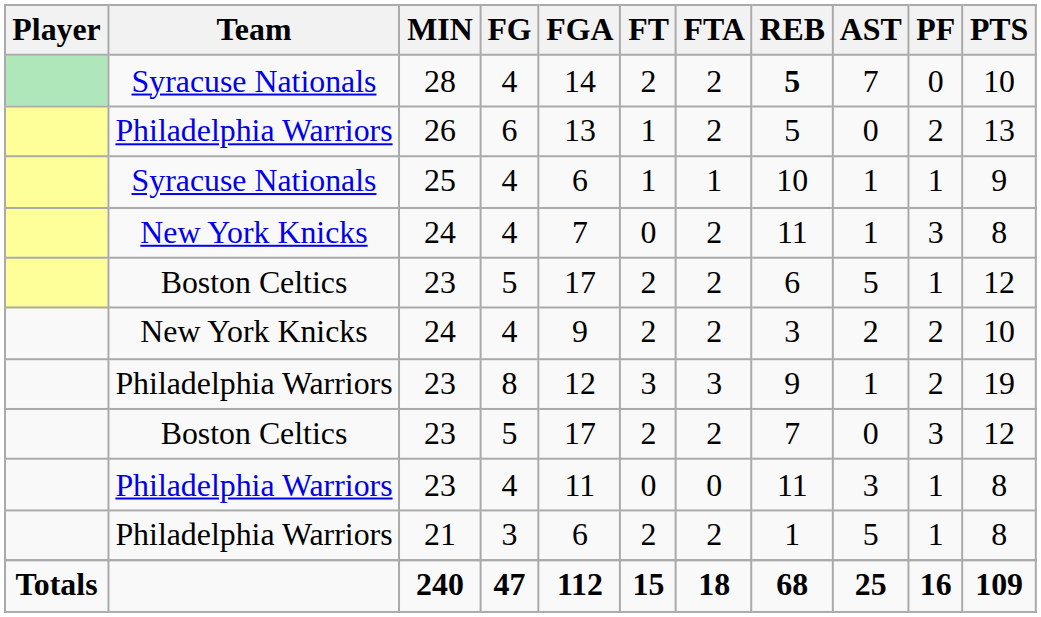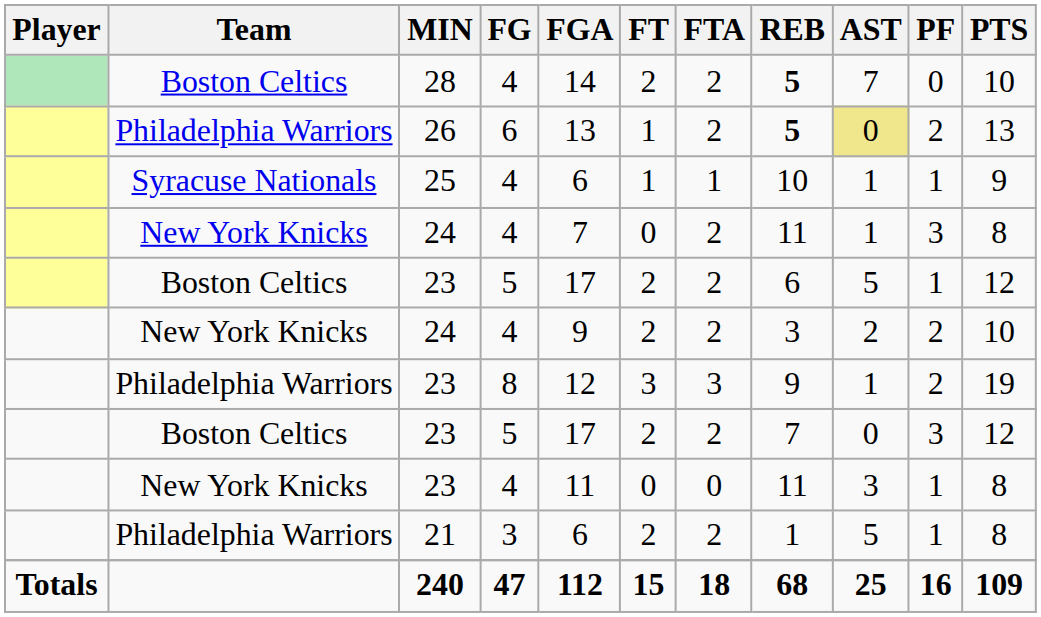(254, 80) Syracuse Nationals -> (254, 80) Boston Celtics
(792, 130) normal -> (792, 130) bold
(871, 130) no background -> (871, 130) khaki background
(254, 484) Philadelphia Warriors -> (254, 484) New York Knicks
